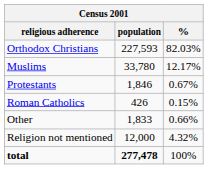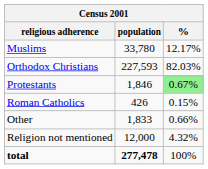rows swapped: (53, 48) <-> (27, 66)
(183, 84) no background -> (183, 84) lightgreen background
